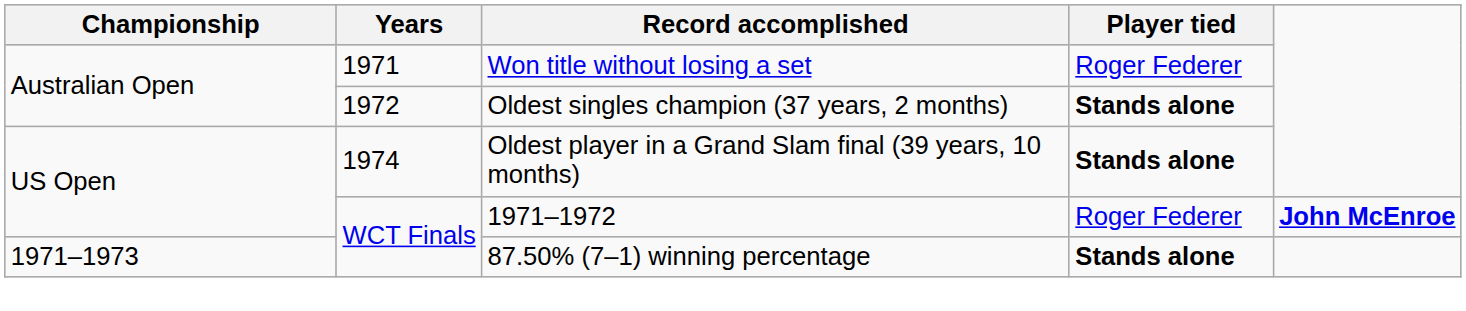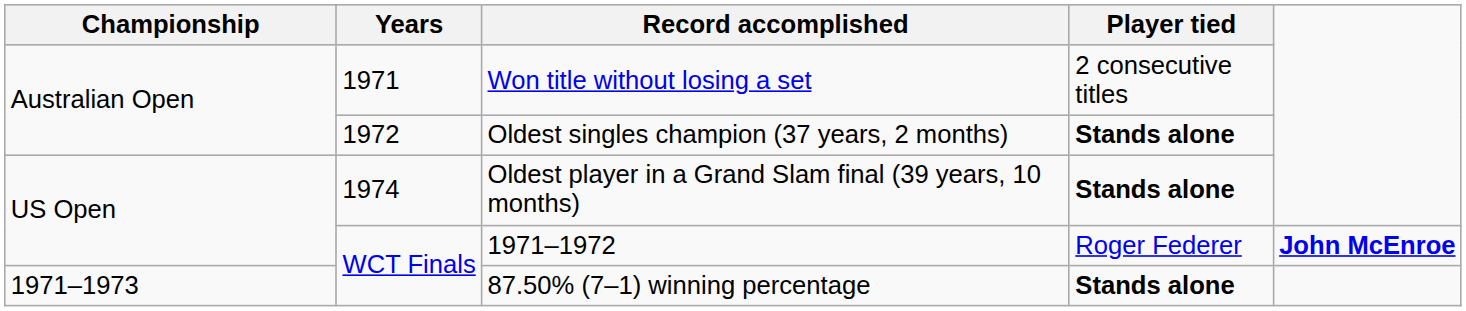(1159, 65) Roger Federer -> (1154, 79) 2 consecutive titles
